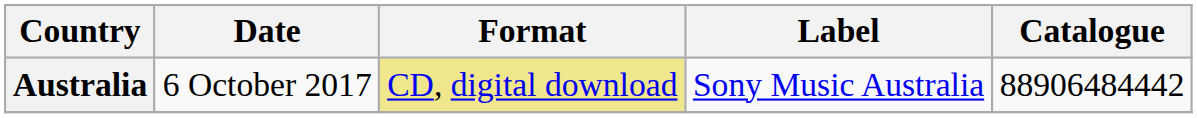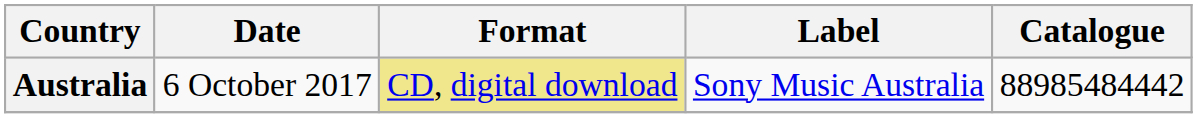(1092, 84) 88906484442 -> (1092, 84) 88985484442
